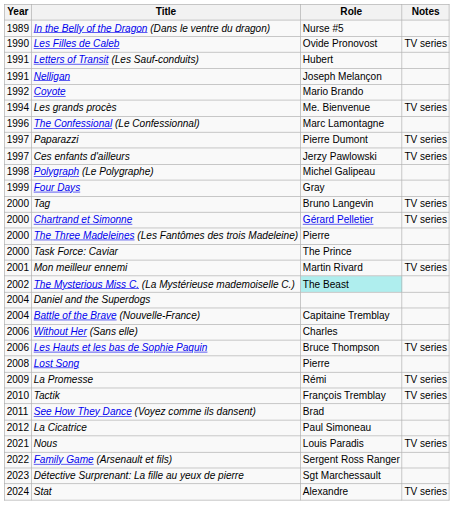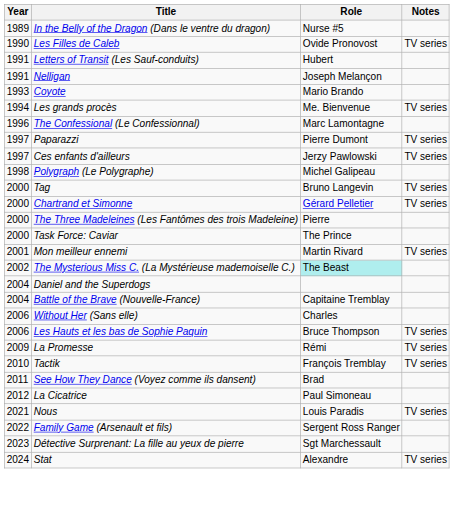(18, 92) 1992 -> (18, 92) 1993
- row: (57, 188)
- row: (56, 364)
